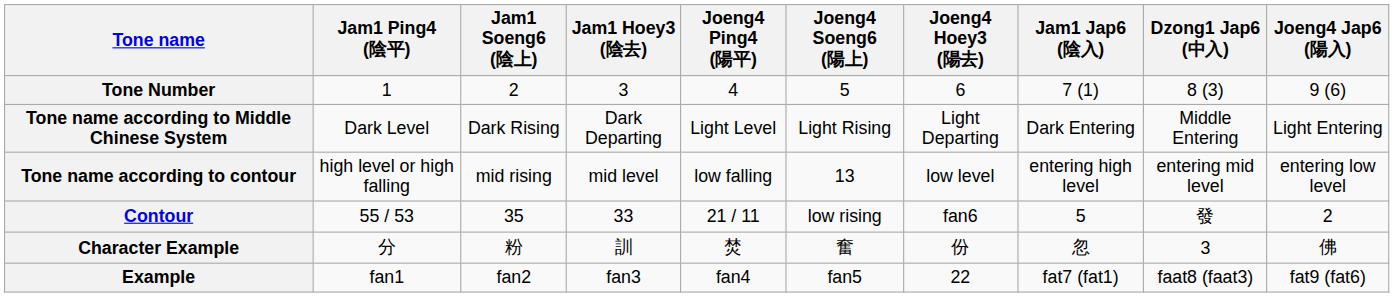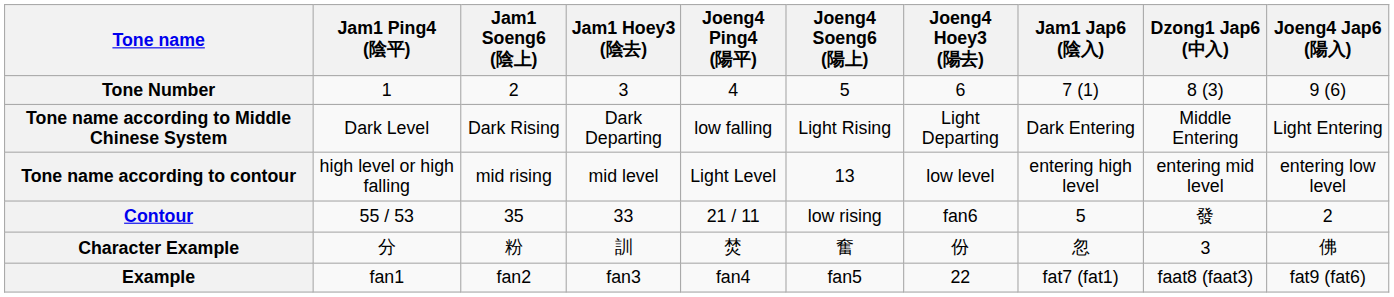(733, 128) Light Level -> (733, 128) low falling
(733, 176) low falling -> (733, 176) Light Level
